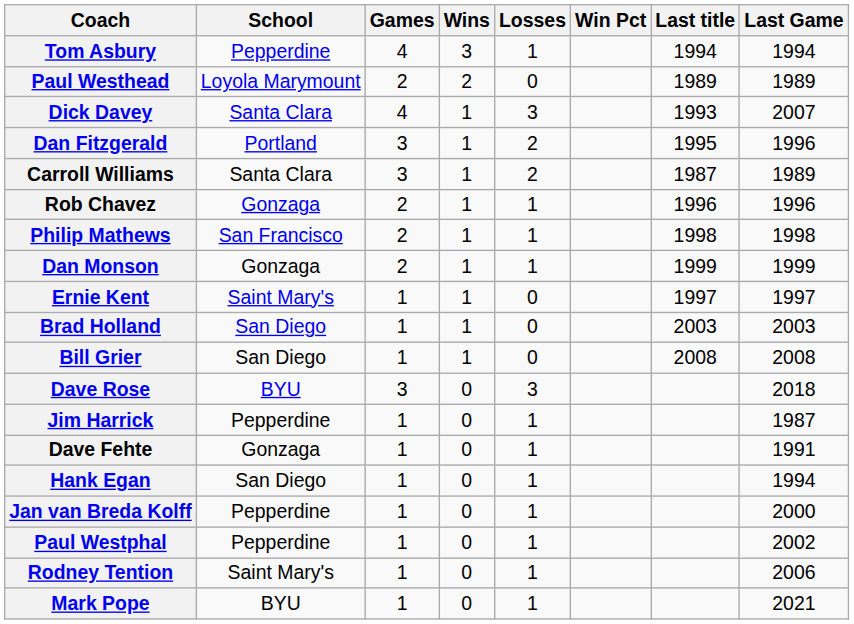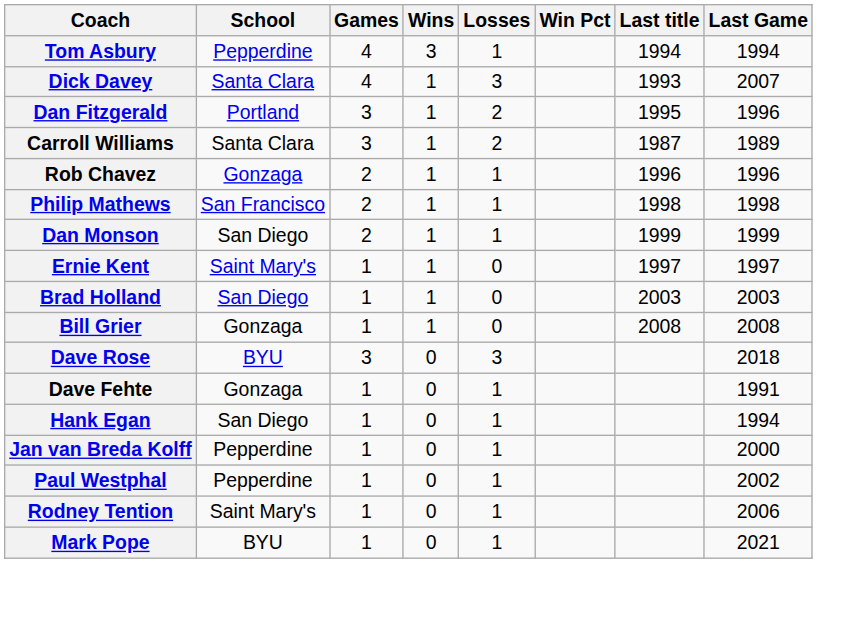- row: (100, 82)
(281, 266) Gonzaga -> (263, 235) San Diego
(281, 358) San Diego -> (263, 328) Gonzaga
- row: (100, 420)
